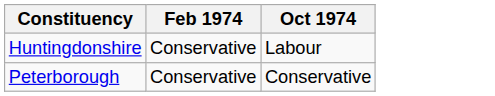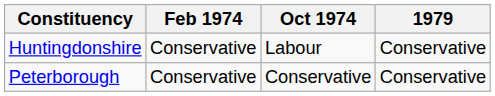+ column: (433, 18)
